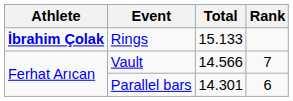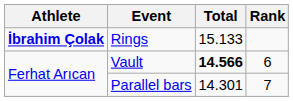(221, 62) normal -> (221, 62) bold
(268, 62) 7 -> (268, 62) 6
(268, 85) 6 -> (268, 85) 7
